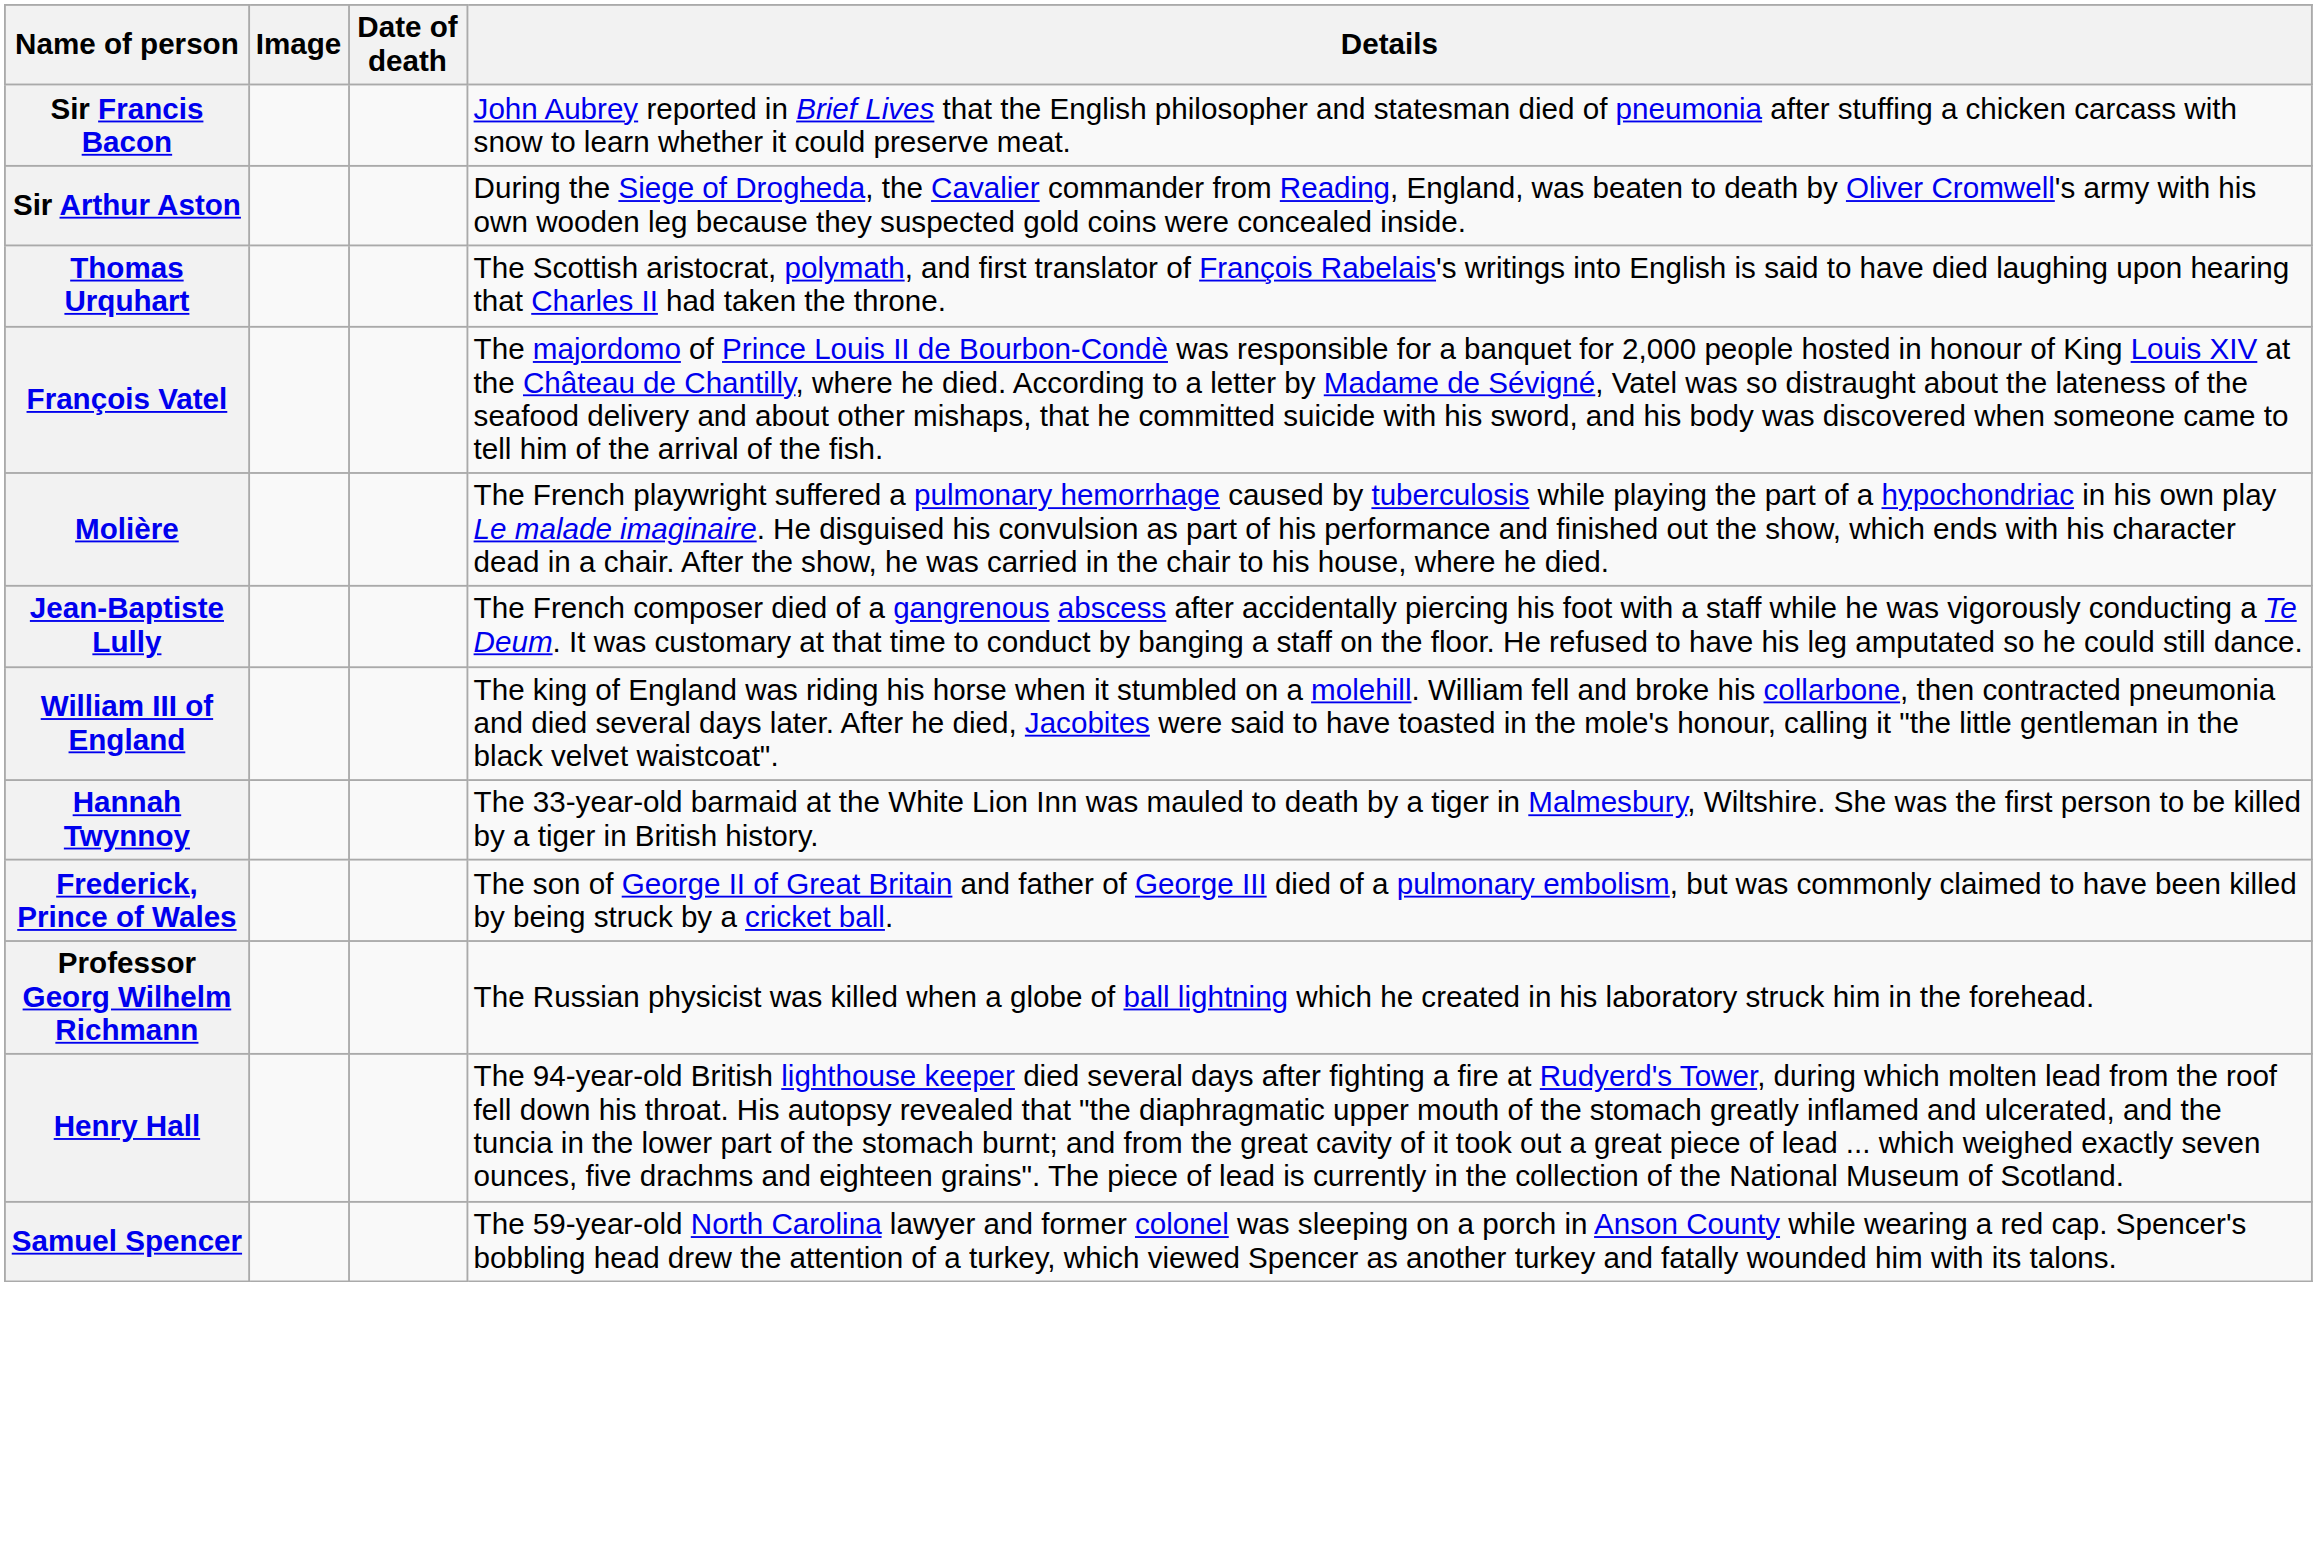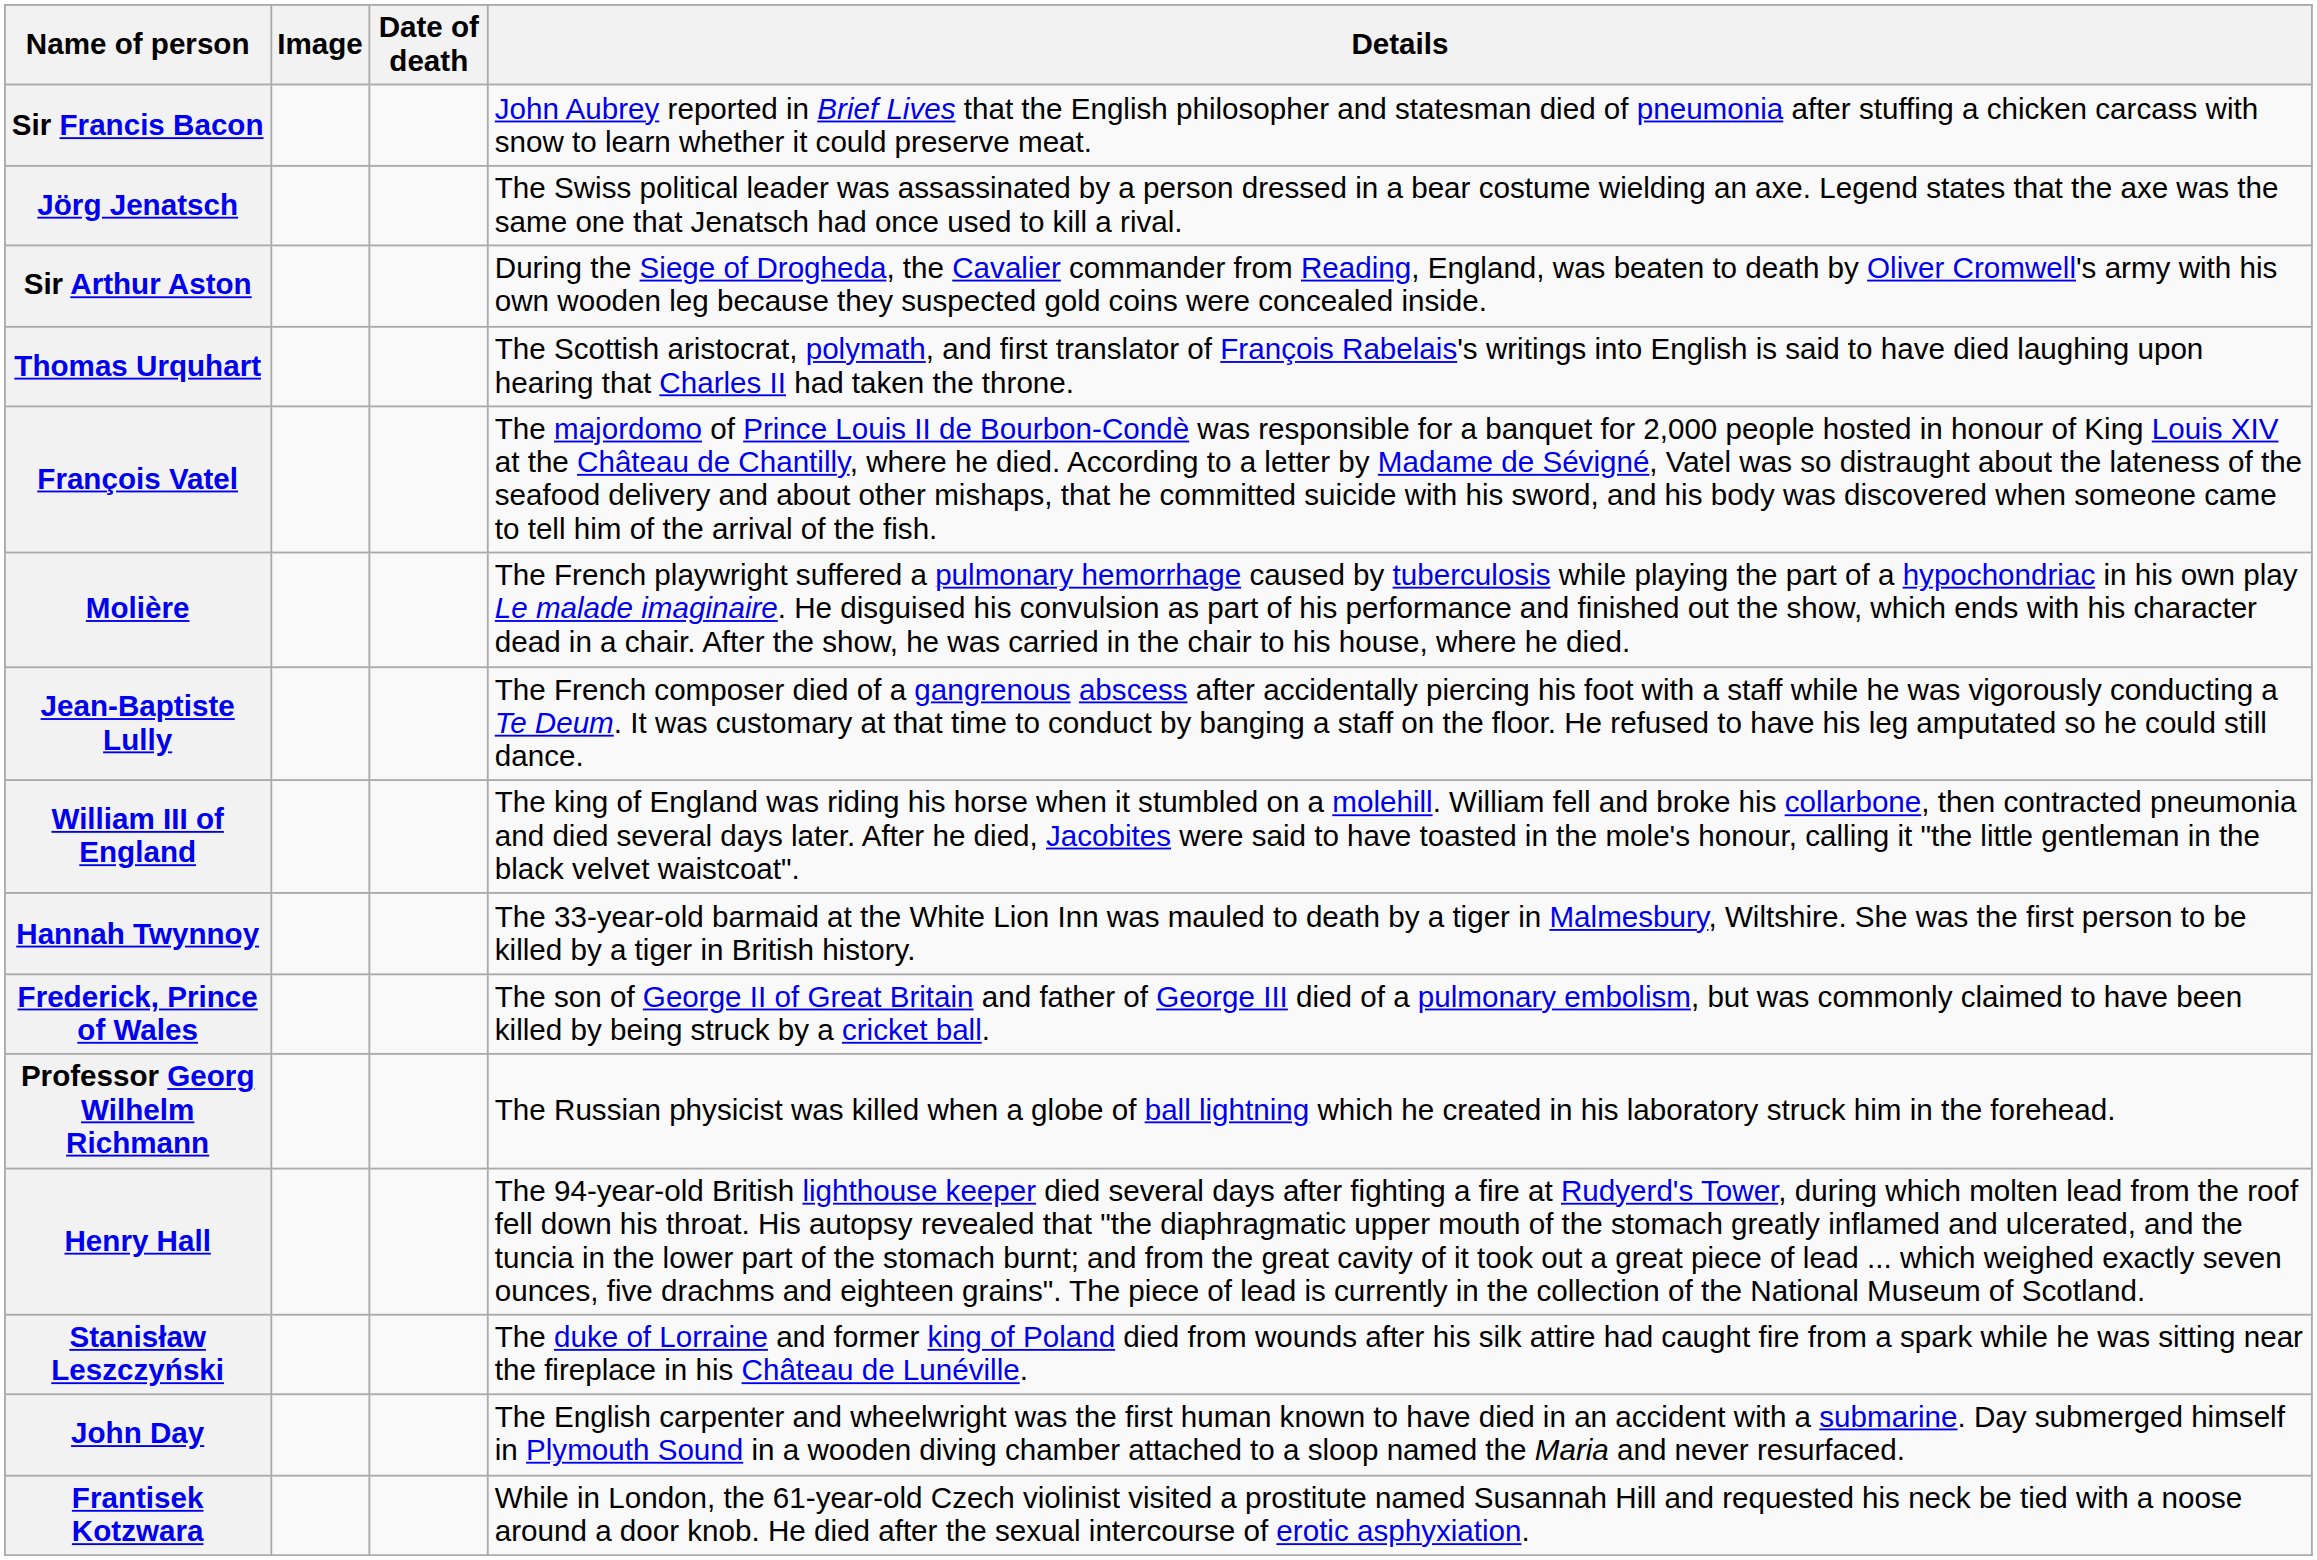+ row: (138, 205)
+ row: (138, 1354)
+ row: (138, 1434)
+ row: (138, 1514)
- row: (127, 1240)
